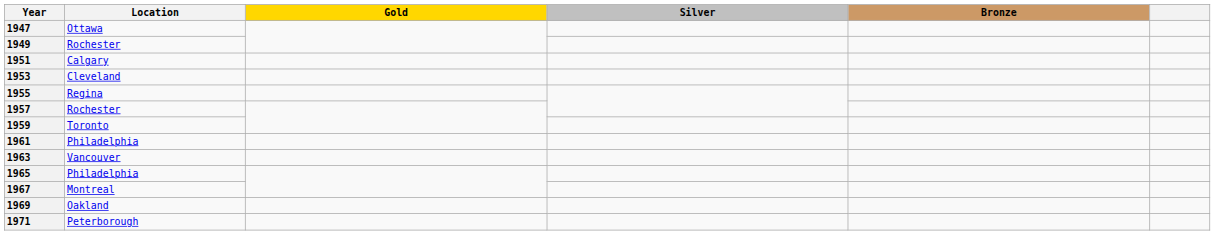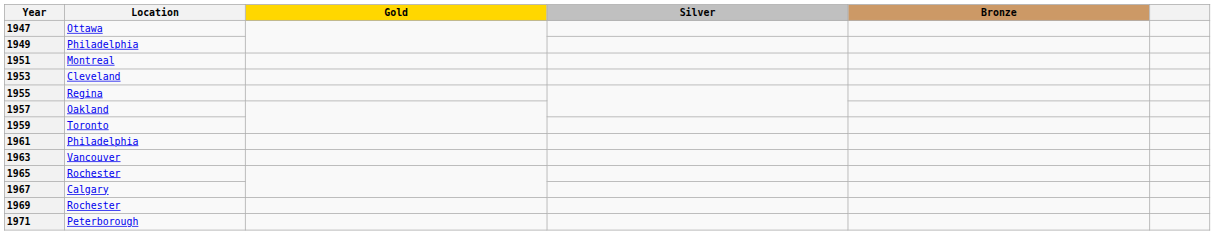(94, 45) Rochester -> (103, 45) Philadelphia
(88, 61) Calgary -> (91, 61) Montreal
(94, 109) Rochester -> (88, 109) Oakland
(103, 173) Philadelphia -> (94, 173) Rochester
(91, 190) Montreal -> (88, 190) Calgary
(88, 206) Oakland -> (94, 206) Rochester
